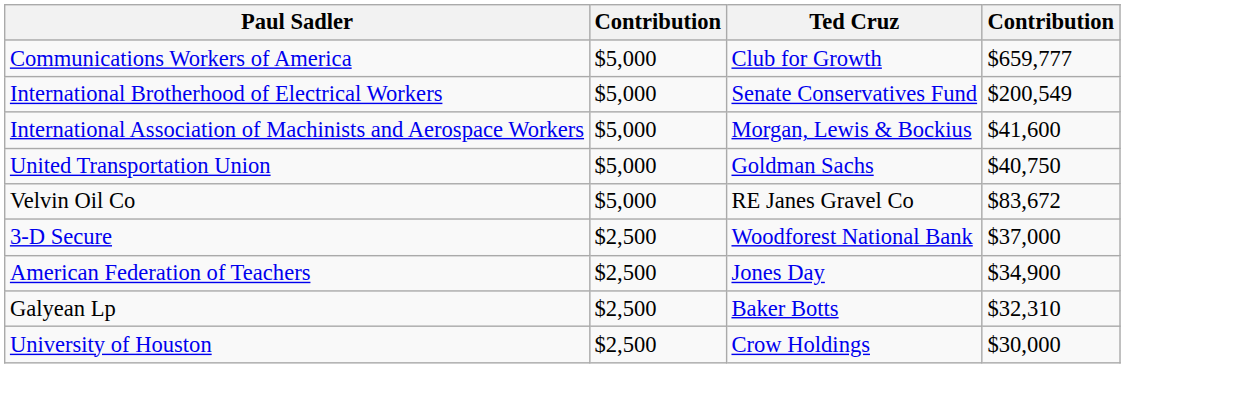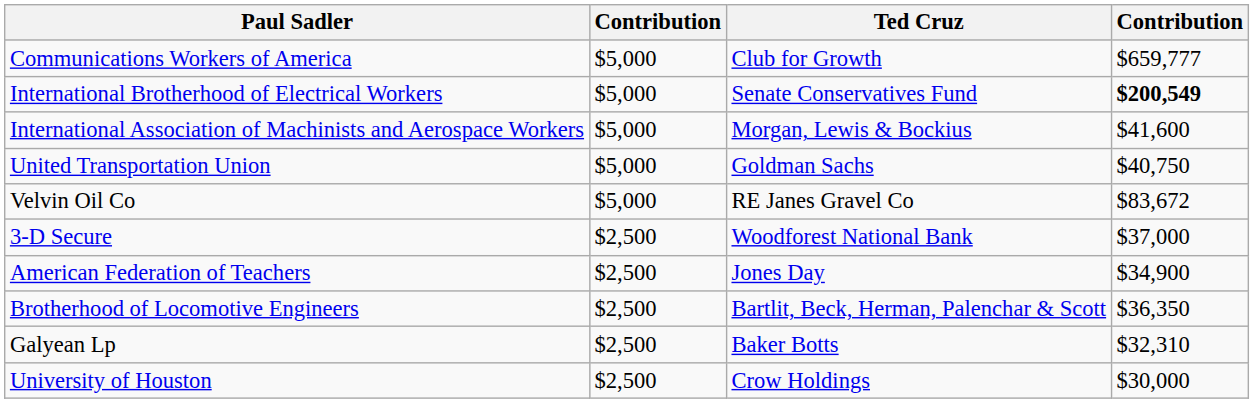(1030, 93) normal -> (1159, 93) bold
+ row: (184, 308)
